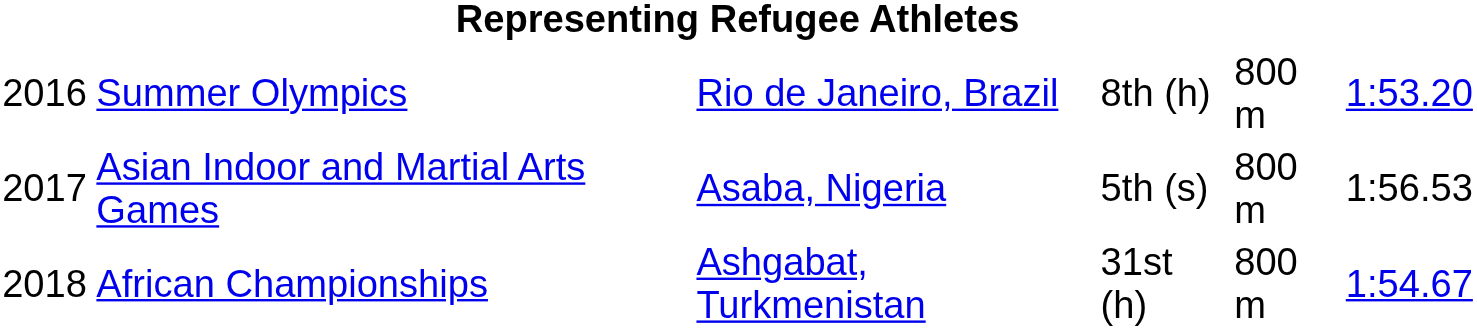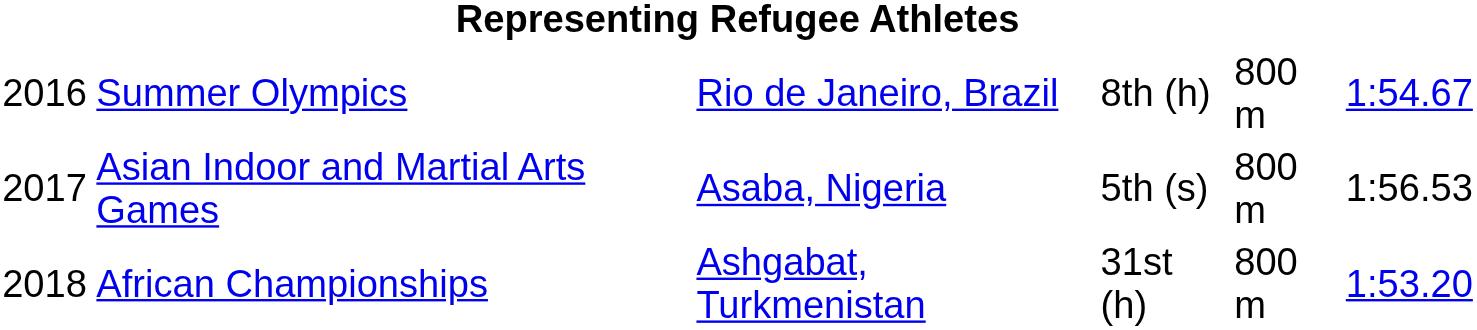(1409, 93) 1:53.20 -> (1409, 93) 1:54.67
(1409, 284) 1:54.67 -> (1409, 284) 1:53.20
